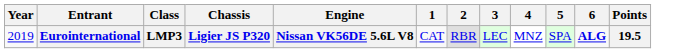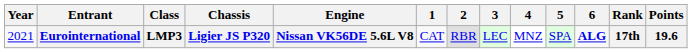+ column: (627, 14)
(21, 36) 2019 -> (21, 36) 2021
(630, 36) 19.5 -> (666, 36) 19.6
